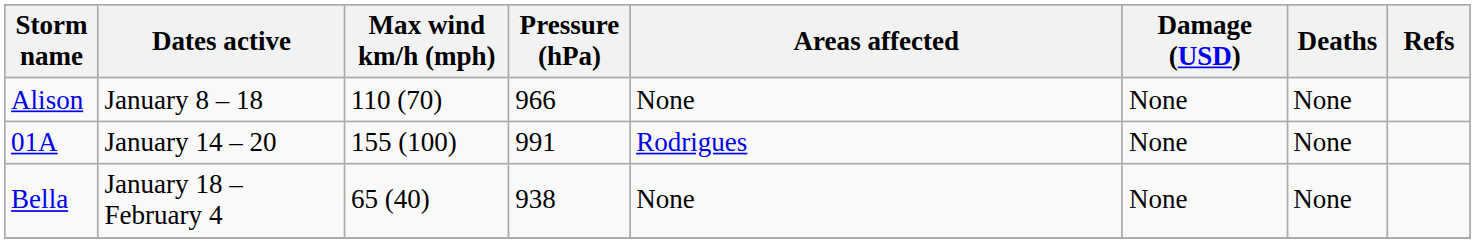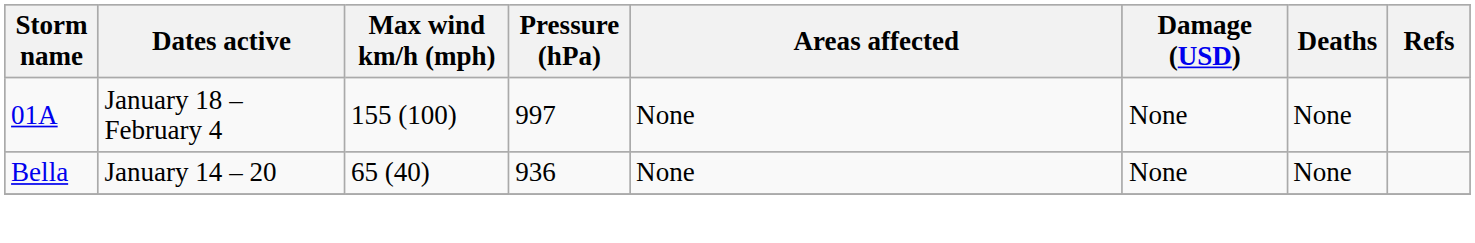- row: (47, 99)
(191, 142) January 14 – 20 -> (174, 114) January 18 – February 4
(535, 142) 991 -> (535, 114) 997
(692, 142) Rodrigues -> (665, 114) None
(174, 200) January 18 – February 4 -> (190, 172) January 14 – 20
(535, 200) 938 -> (535, 172) 936
